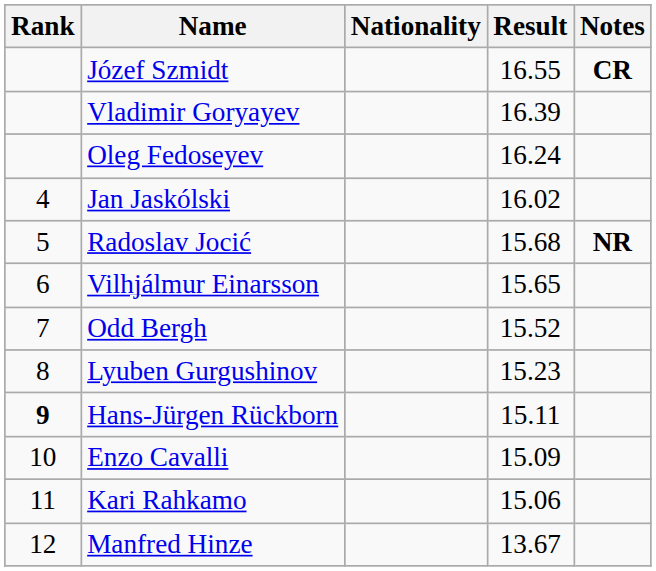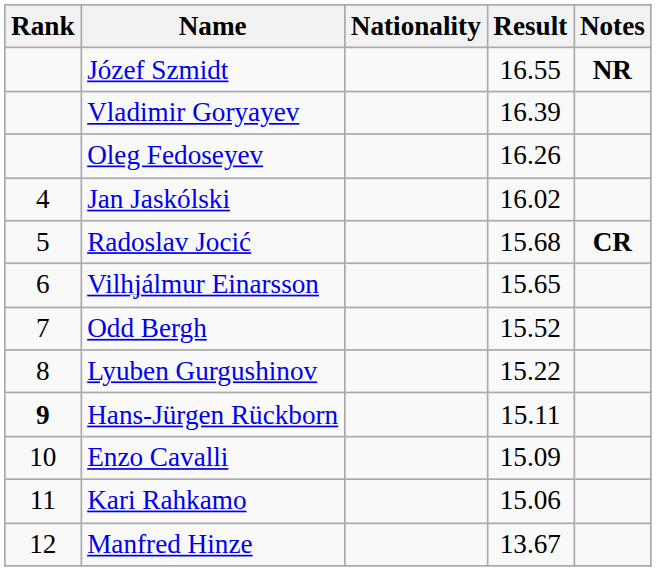(612, 69) CR -> (612, 69) NR
(530, 155) 16.24 -> (530, 155) 16.26
(612, 241) NR -> (612, 241) CR
(530, 371) 15.23 -> (530, 371) 15.22
